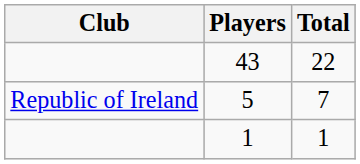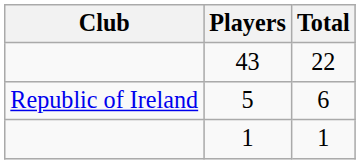(323, 100) 7 -> (323, 100) 6
